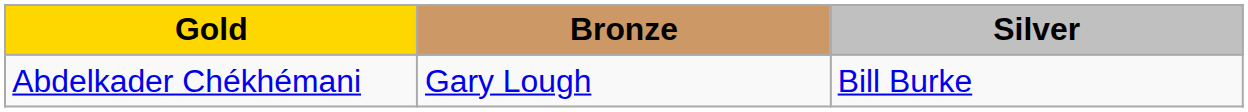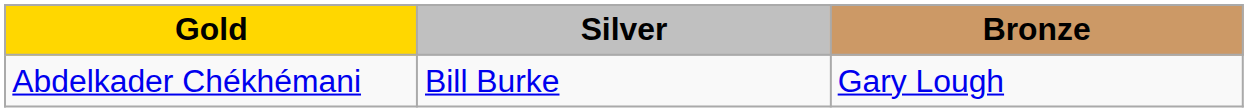columns swapped: (1037, 29) <-> (624, 29)
